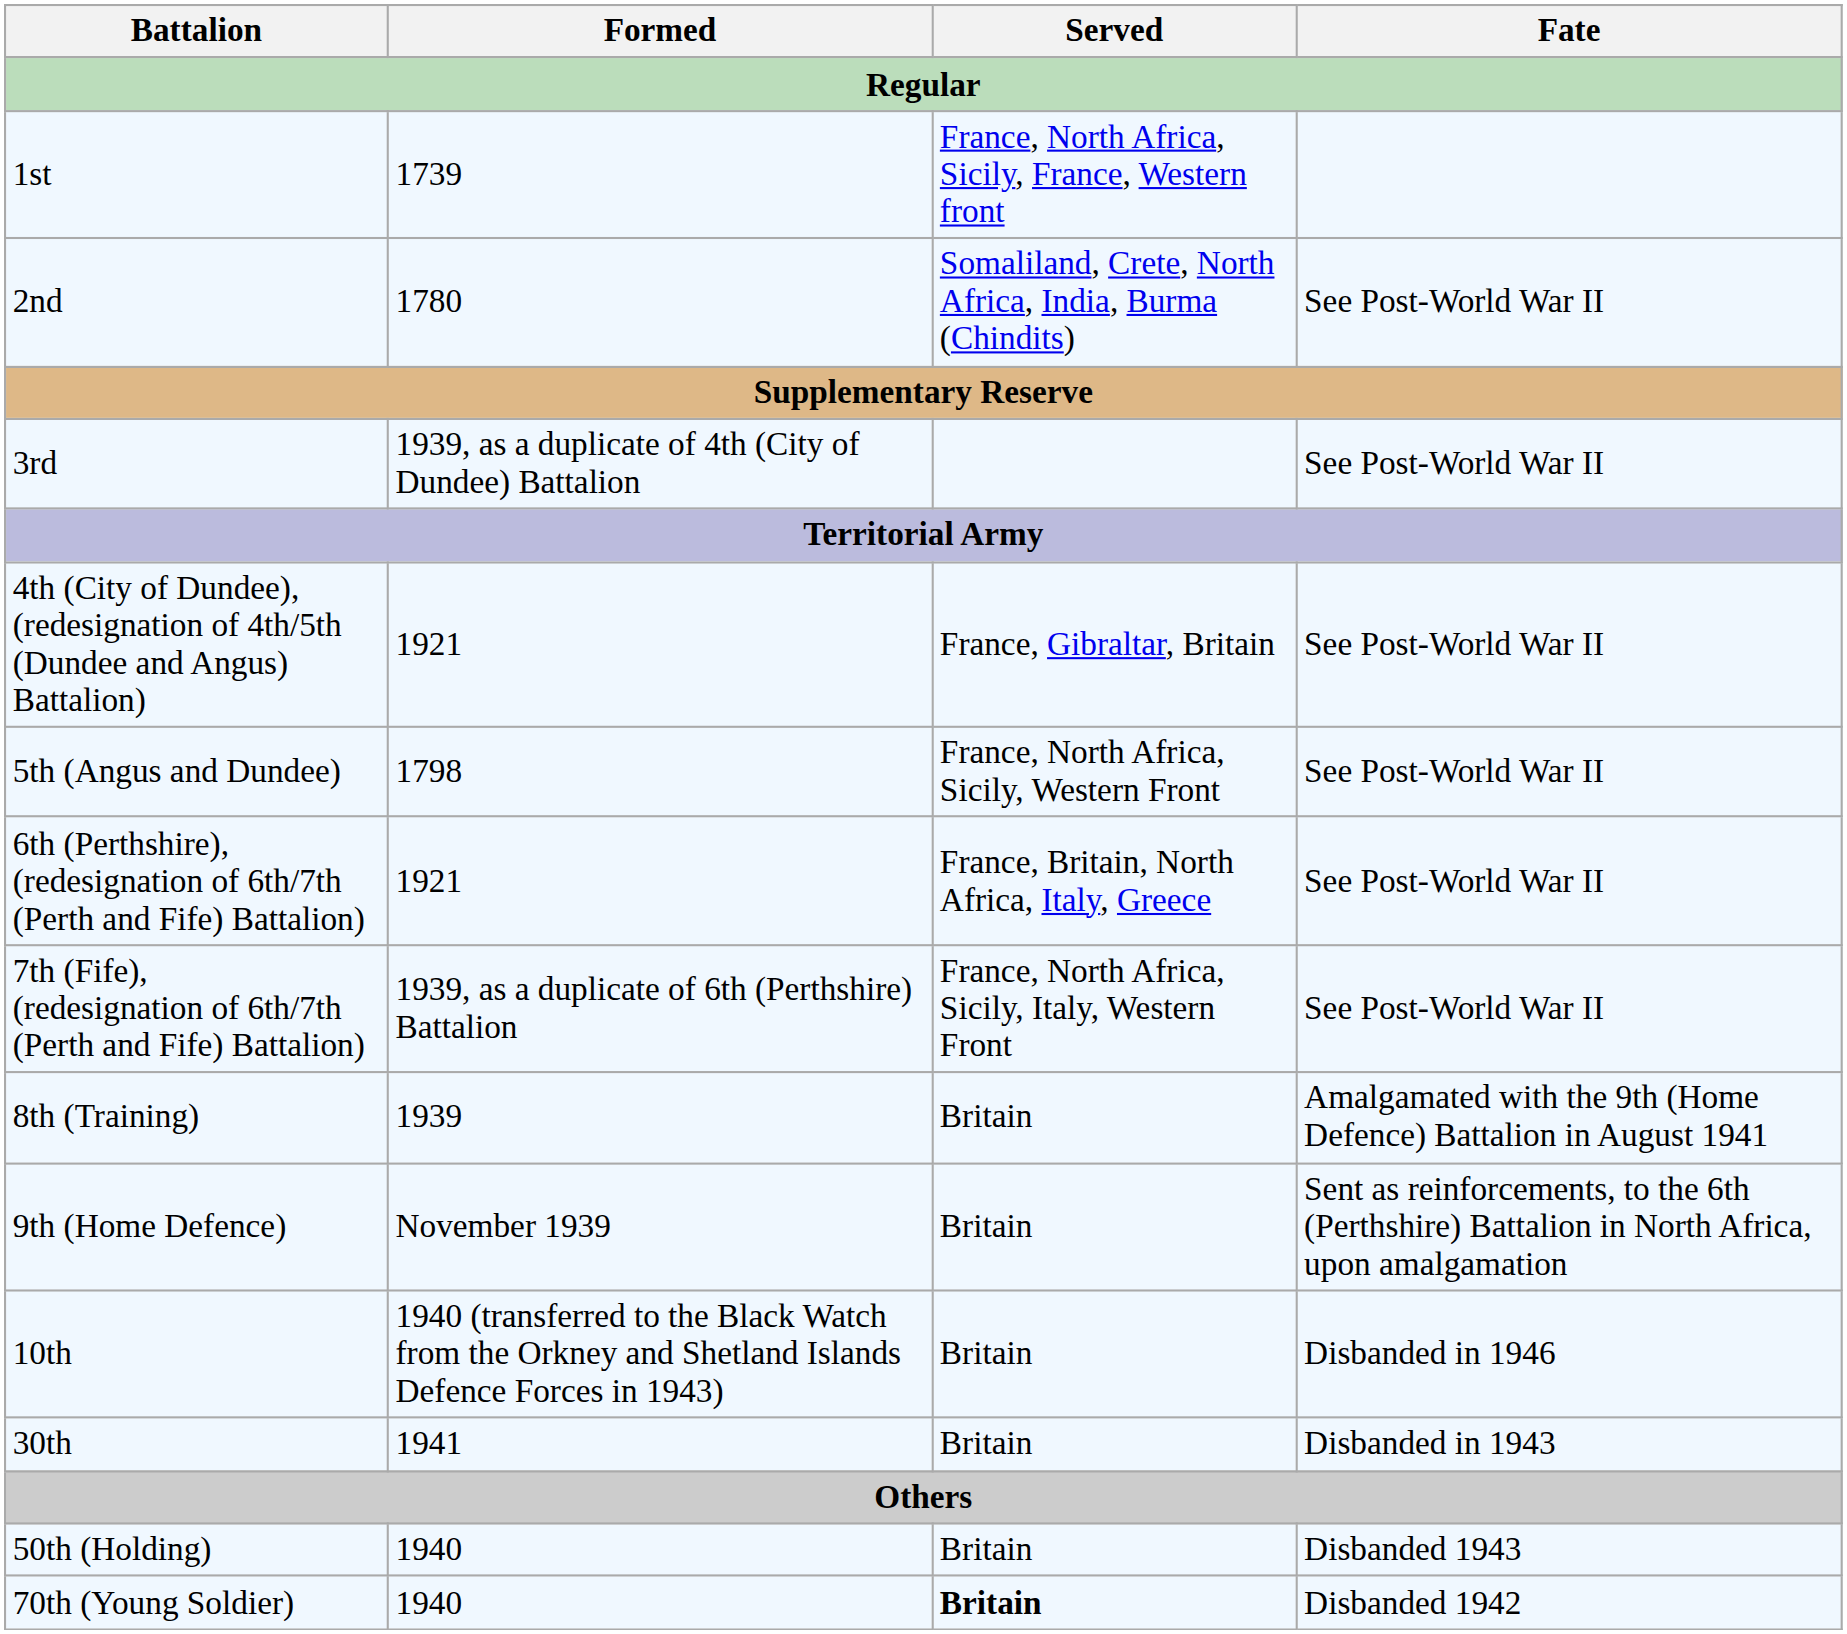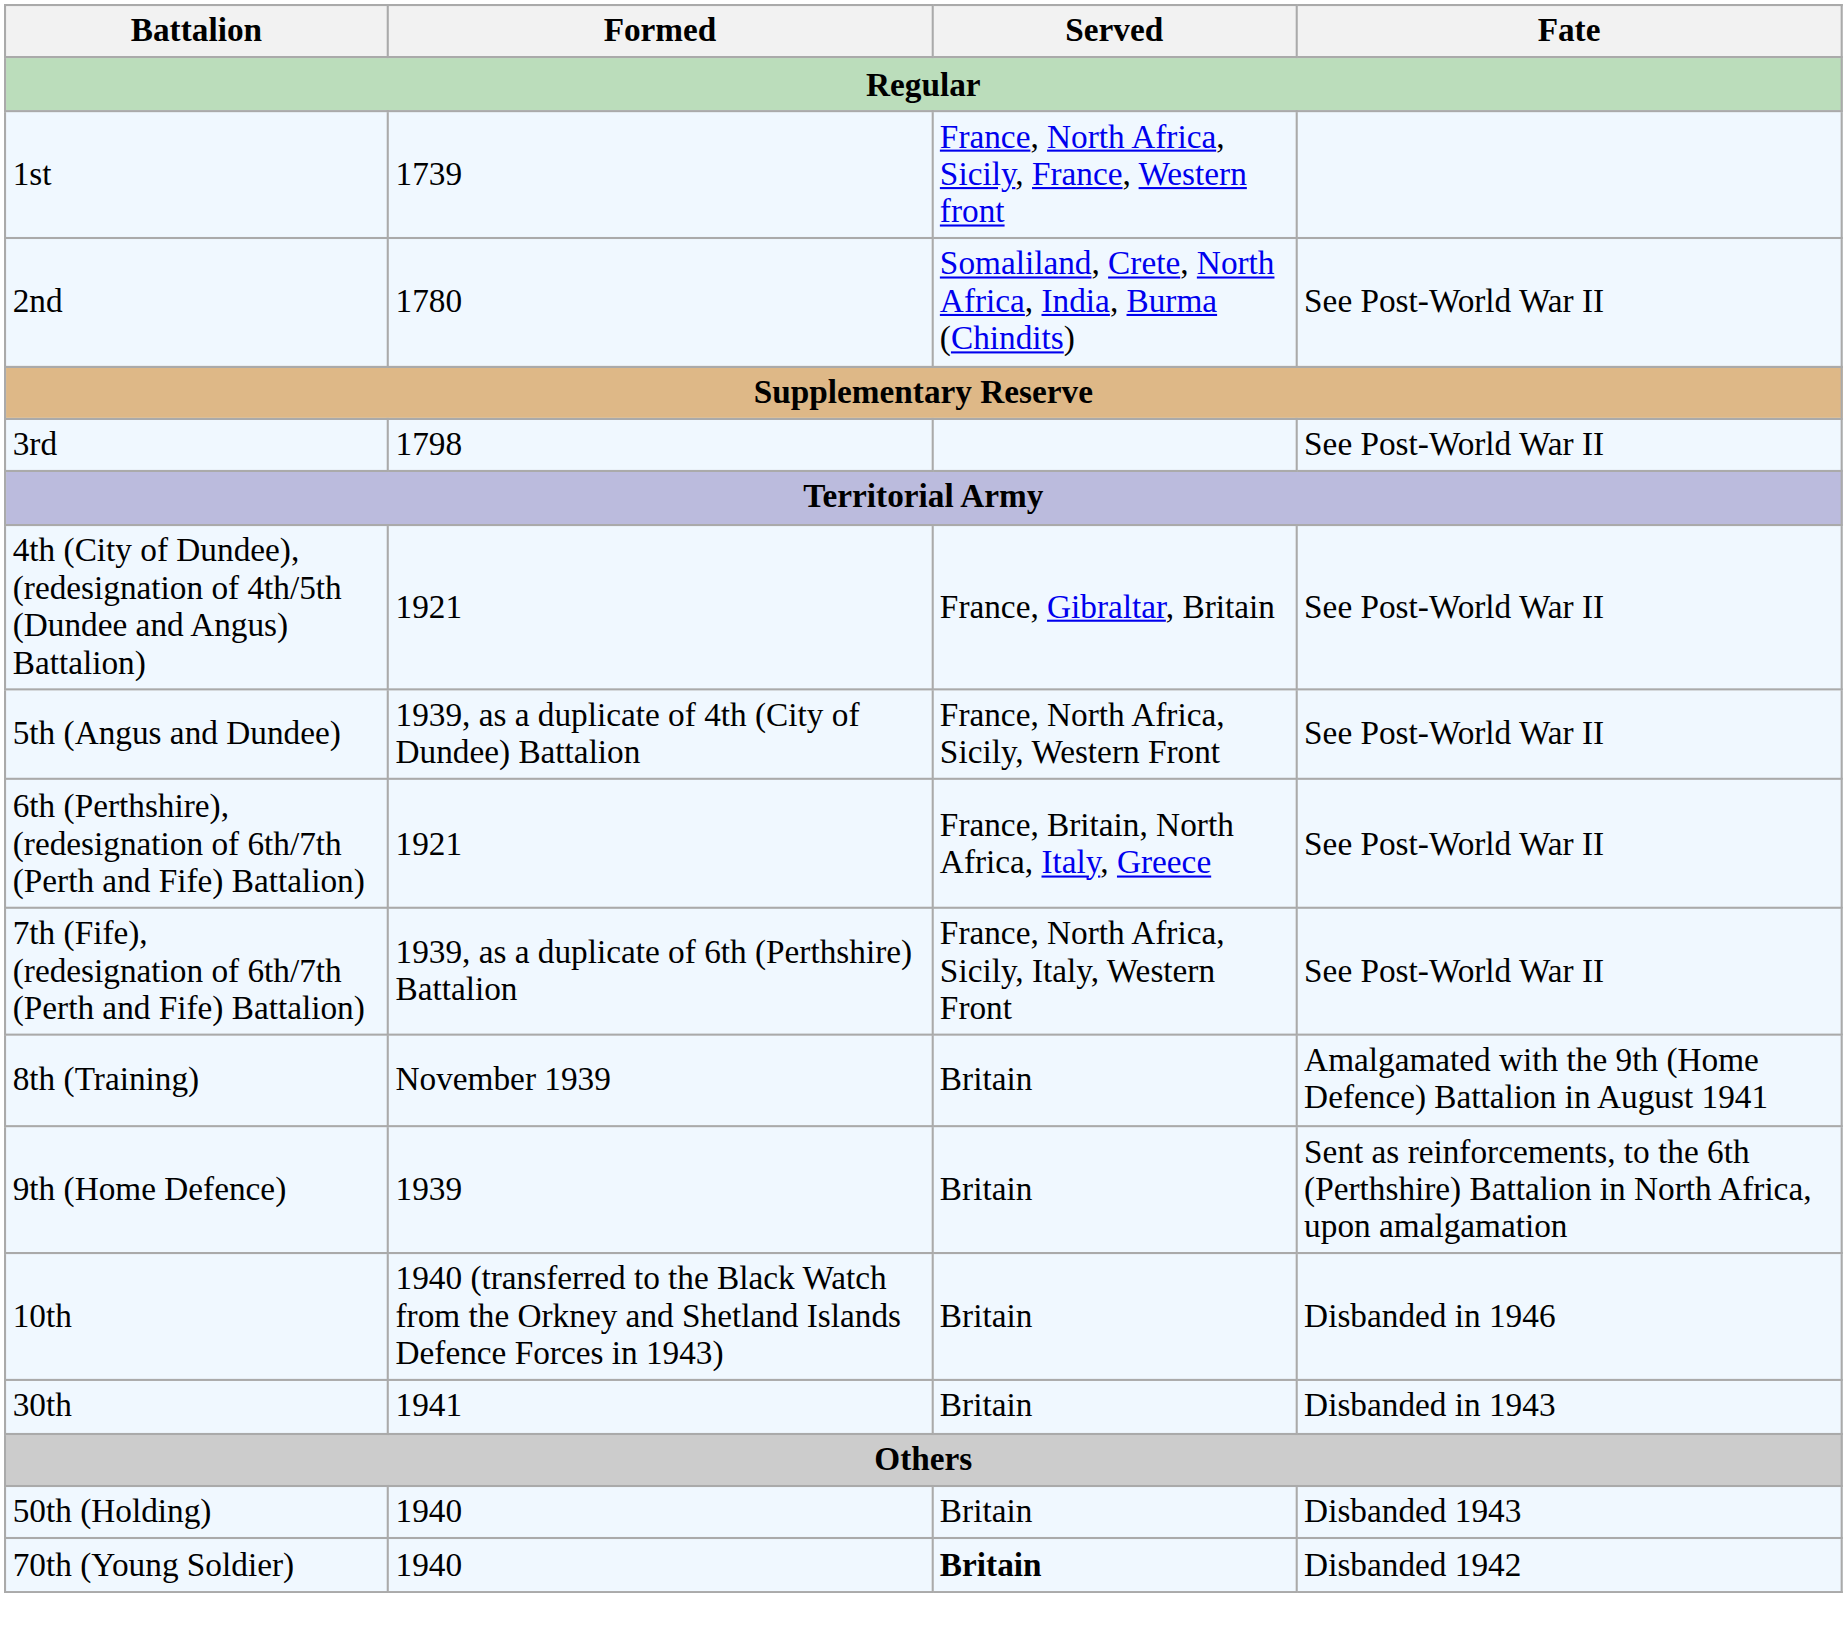(627, 463) 1939, as a duplicate of 4th (City of Dundee) Battalion -> (429, 444) 1798
(429, 771) 1798 -> (627, 733) 1939, as a duplicate of 4th (City of Dundee) Battalion
(429, 1116) 1939 -> (503, 1079) November 1939
(503, 1225) November 1939 -> (429, 1188) 1939
